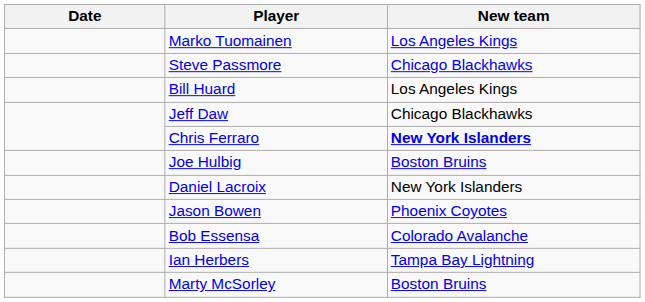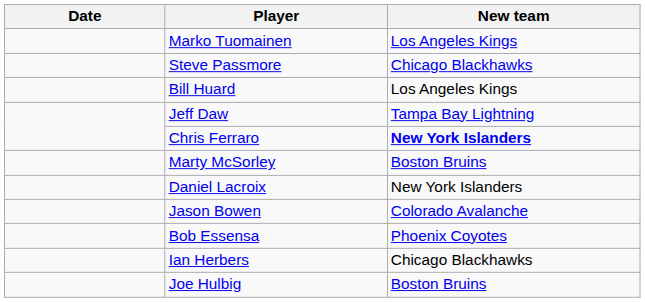(462, 114) Chicago Blackhawks -> (463, 114) Tampa Bay Lightning
rows swapped: (205, 162) <-> (222, 284)
(449, 211) Phoenix Coyotes -> (459, 211) Colorado Avalanche
(459, 235) Colorado Avalanche -> (449, 235) Phoenix Coyotes
(463, 260) Tampa Bay Lightning -> (462, 260) Chicago Blackhawks
